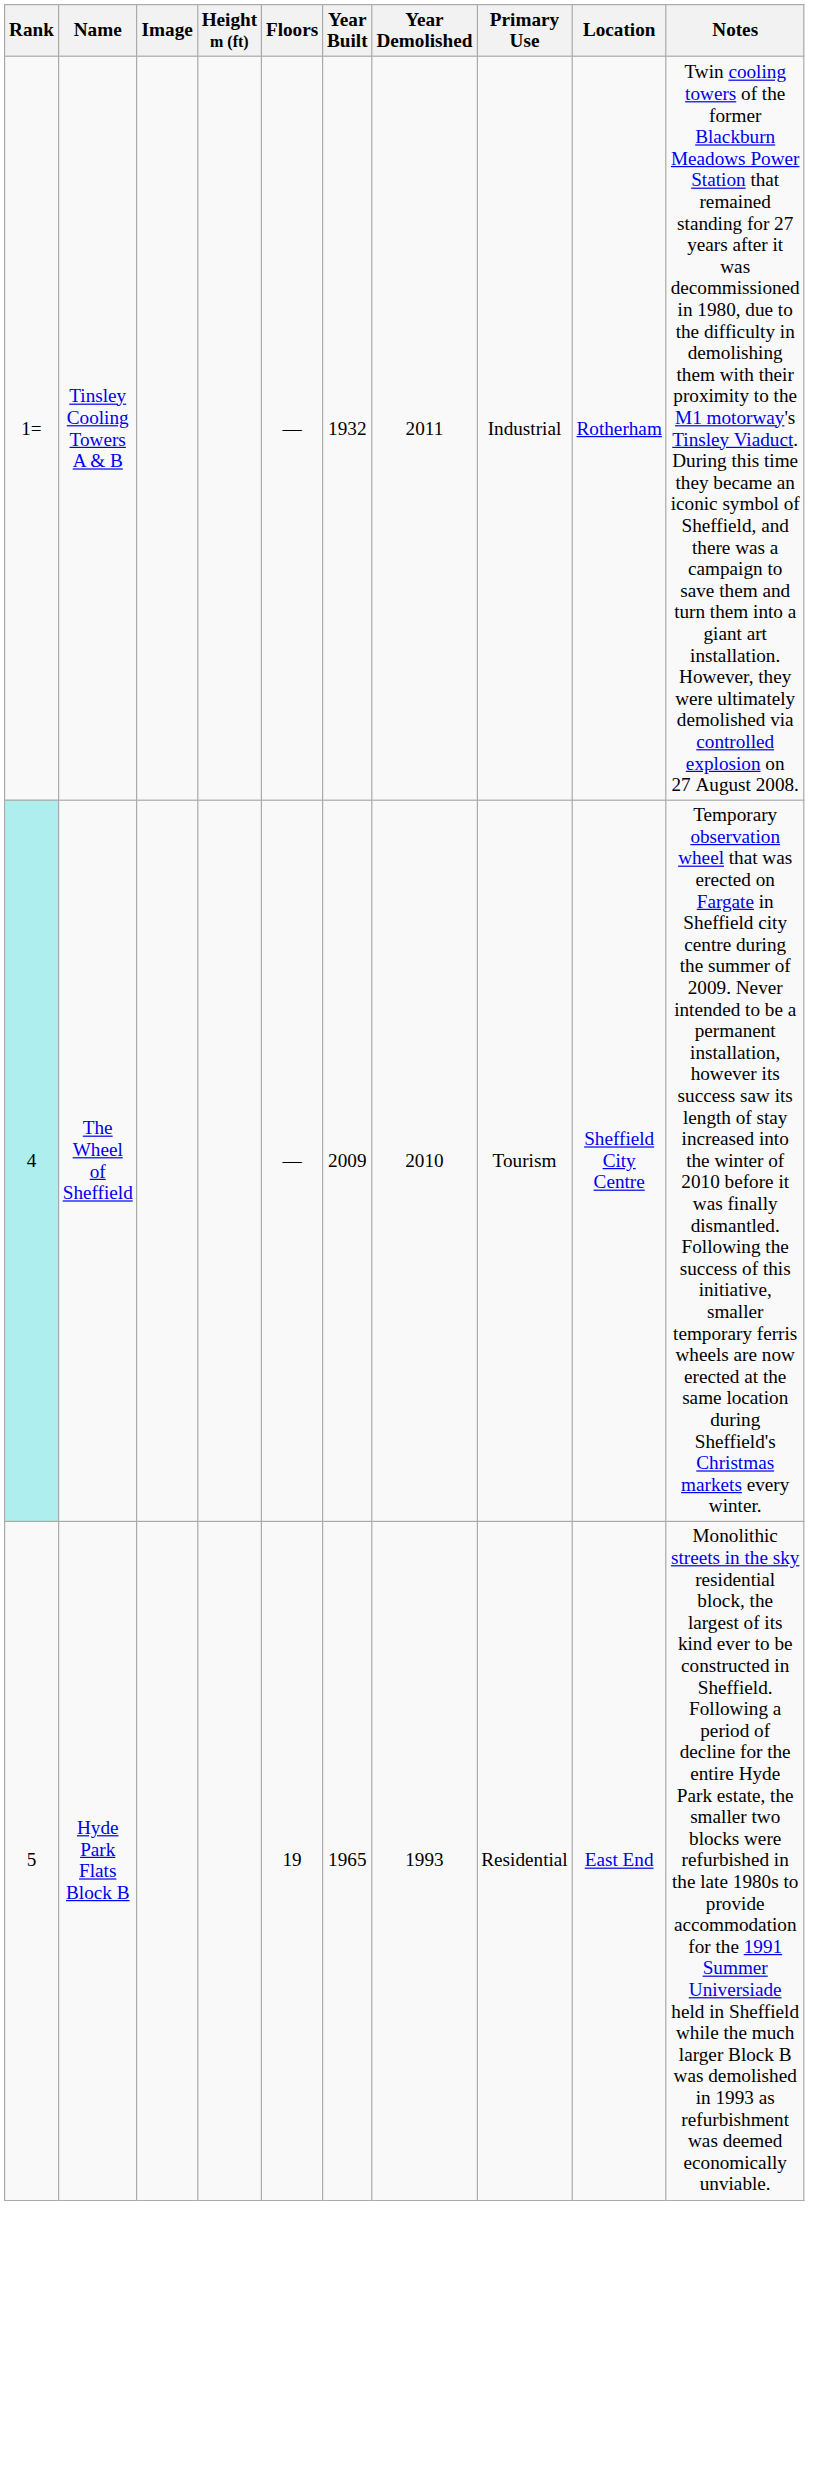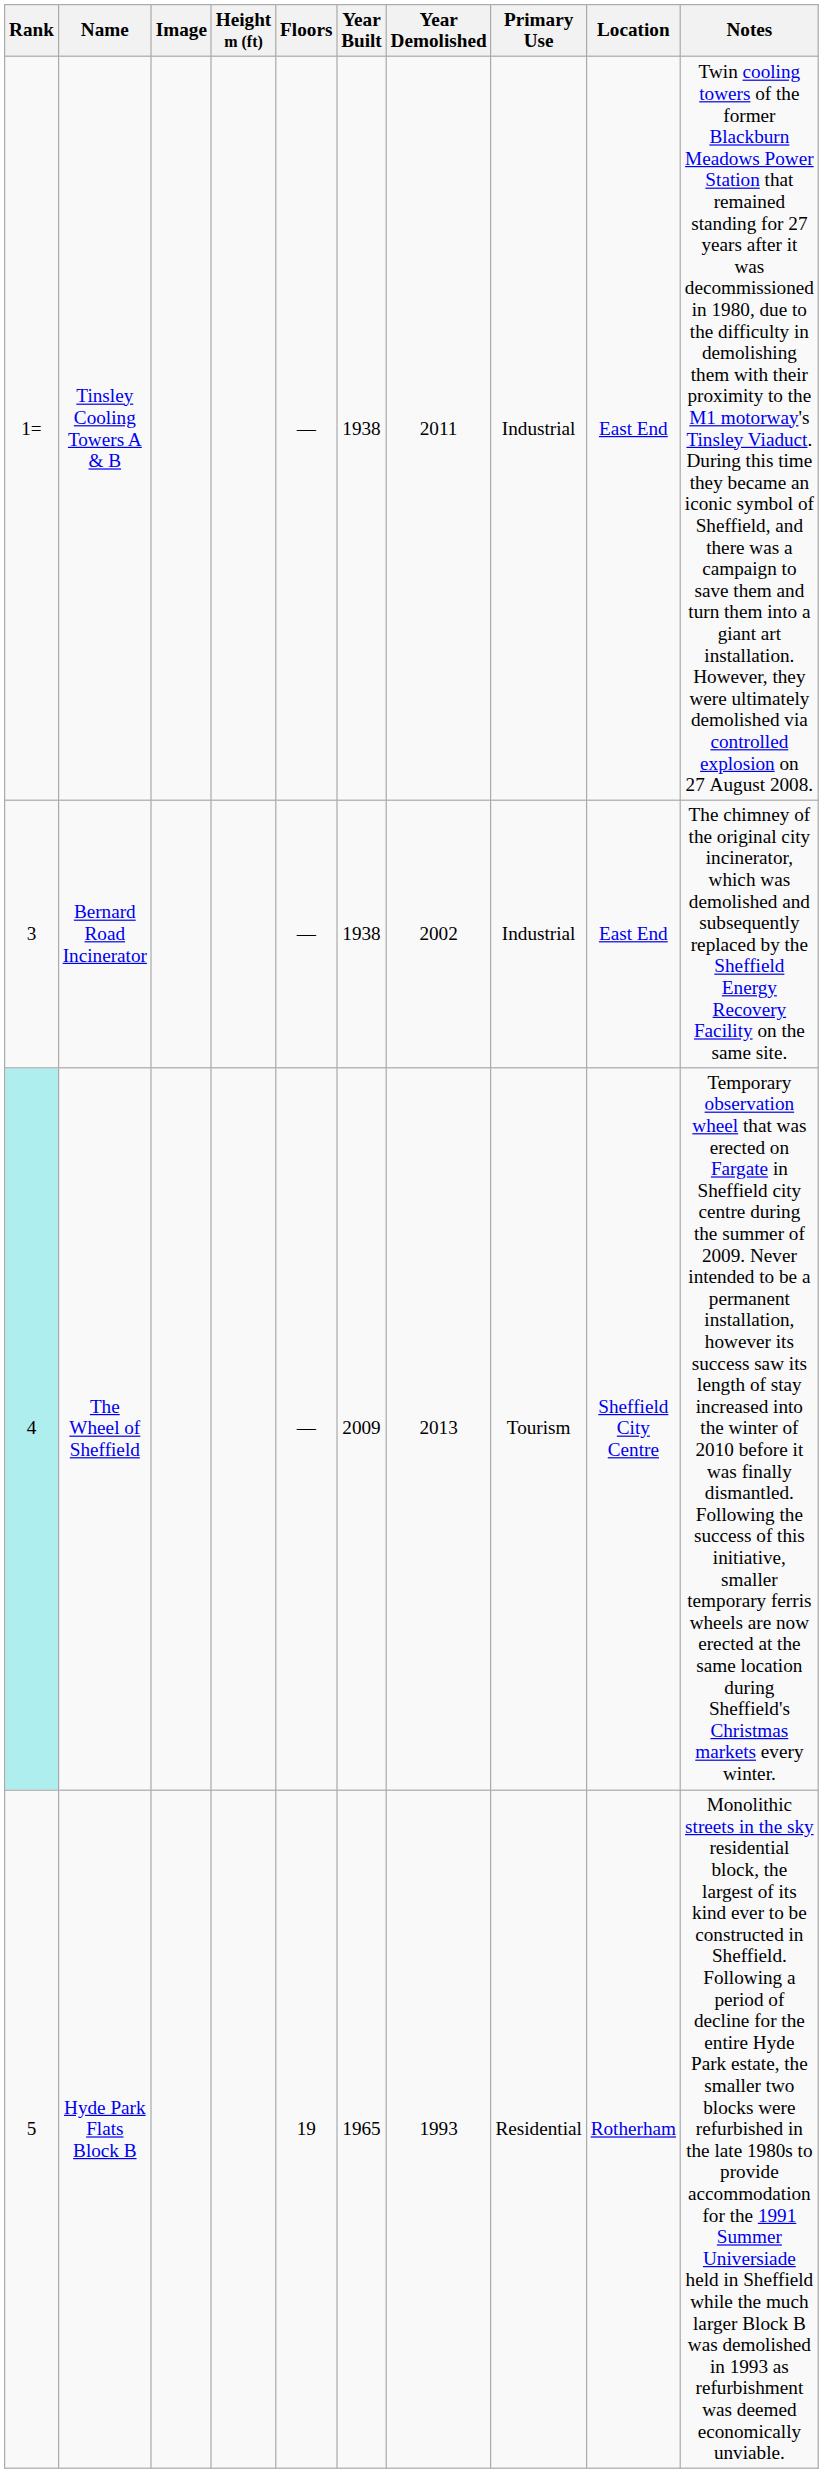(347, 428) 1932 -> (361, 428) 1938
(619, 428) Rotherham -> (633, 428) East End
+ row: (105, 933)
(424, 1160) 2010 -> (439, 1428) 2013
(619, 1860) East End -> (633, 2128) Rotherham
